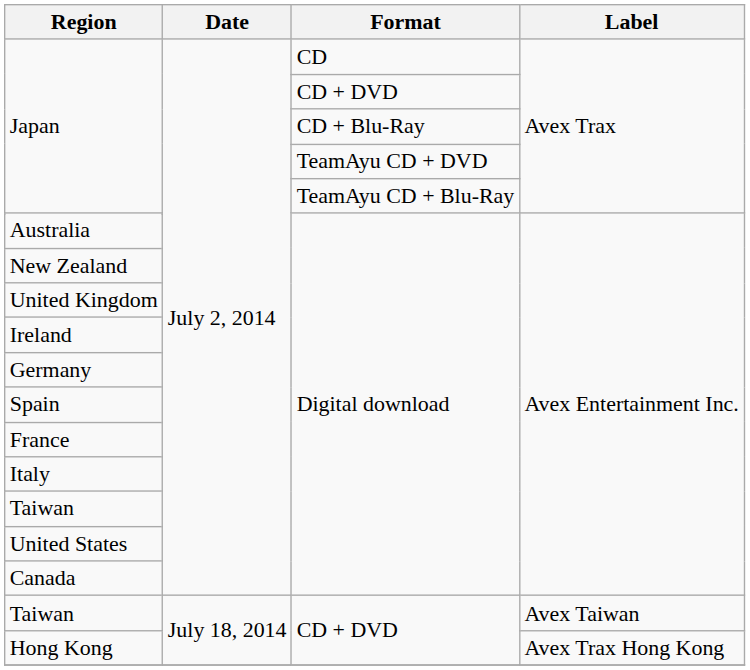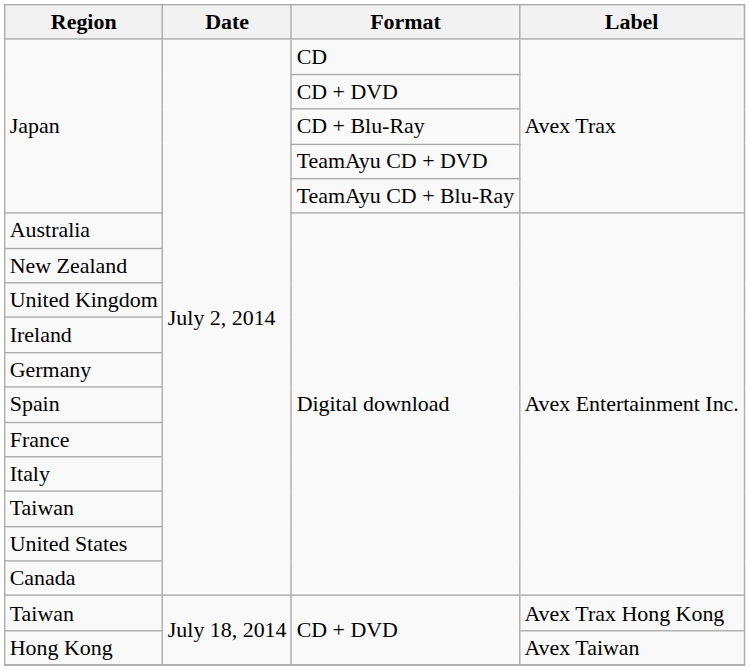(582, 612) Avex Taiwan -> (624, 612) Avex Trax Hong Kong
(624, 647) Avex Trax Hong Kong -> (582, 647) Avex Taiwan
